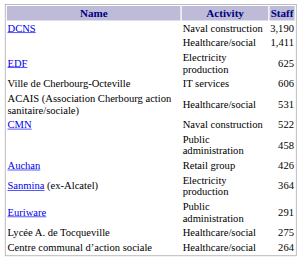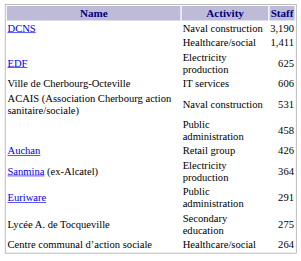(219, 104) Healthcare/social -> (223, 104) Naval construction
- row: (20, 124)
(219, 233) Healthcare/social -> (205, 224) Secondary education
